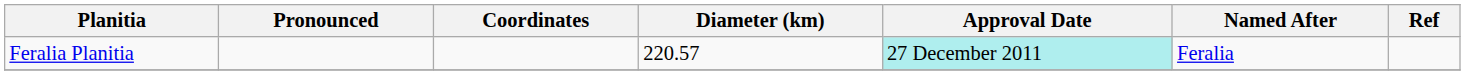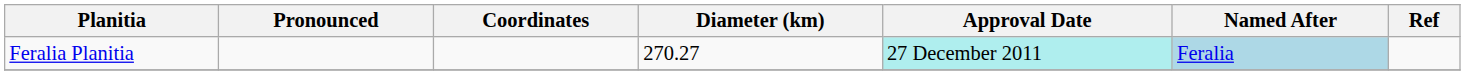(671, 53) 220.57 -> (671, 53) 270.27
(1205, 53) no background -> (1205, 53) lightblue background
